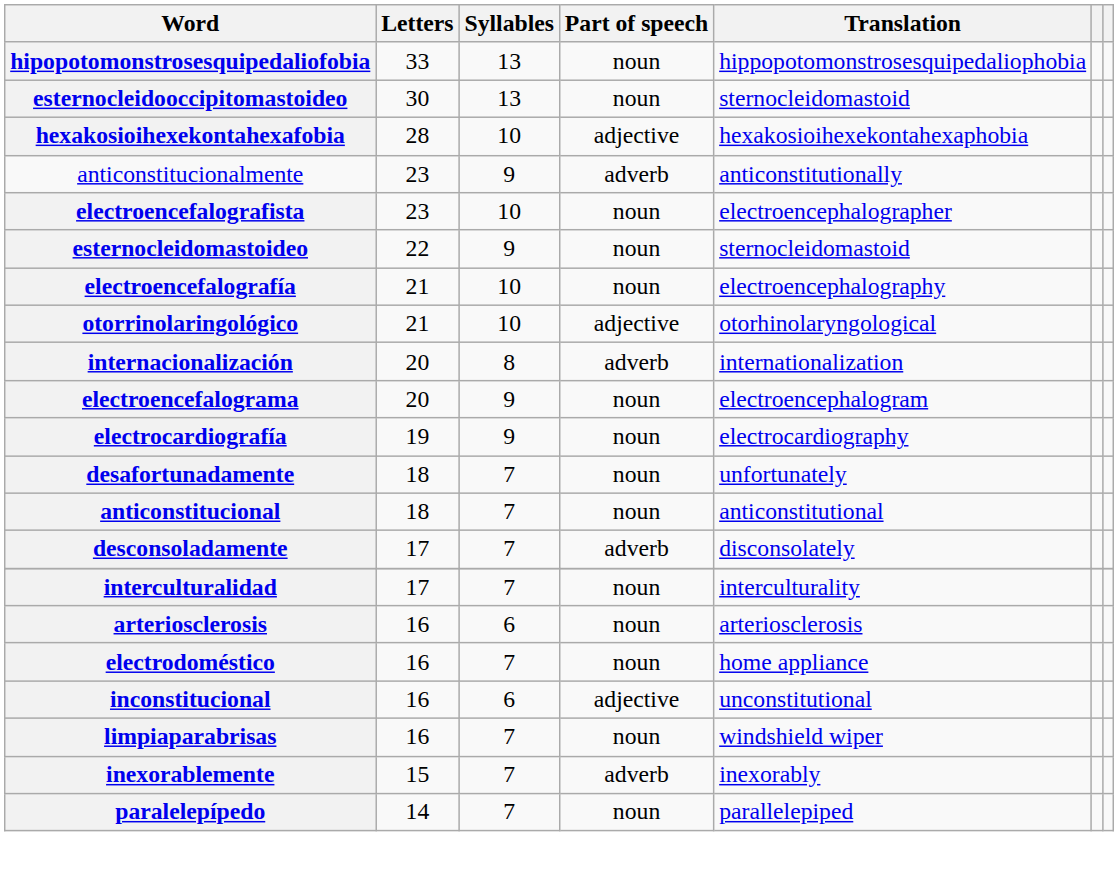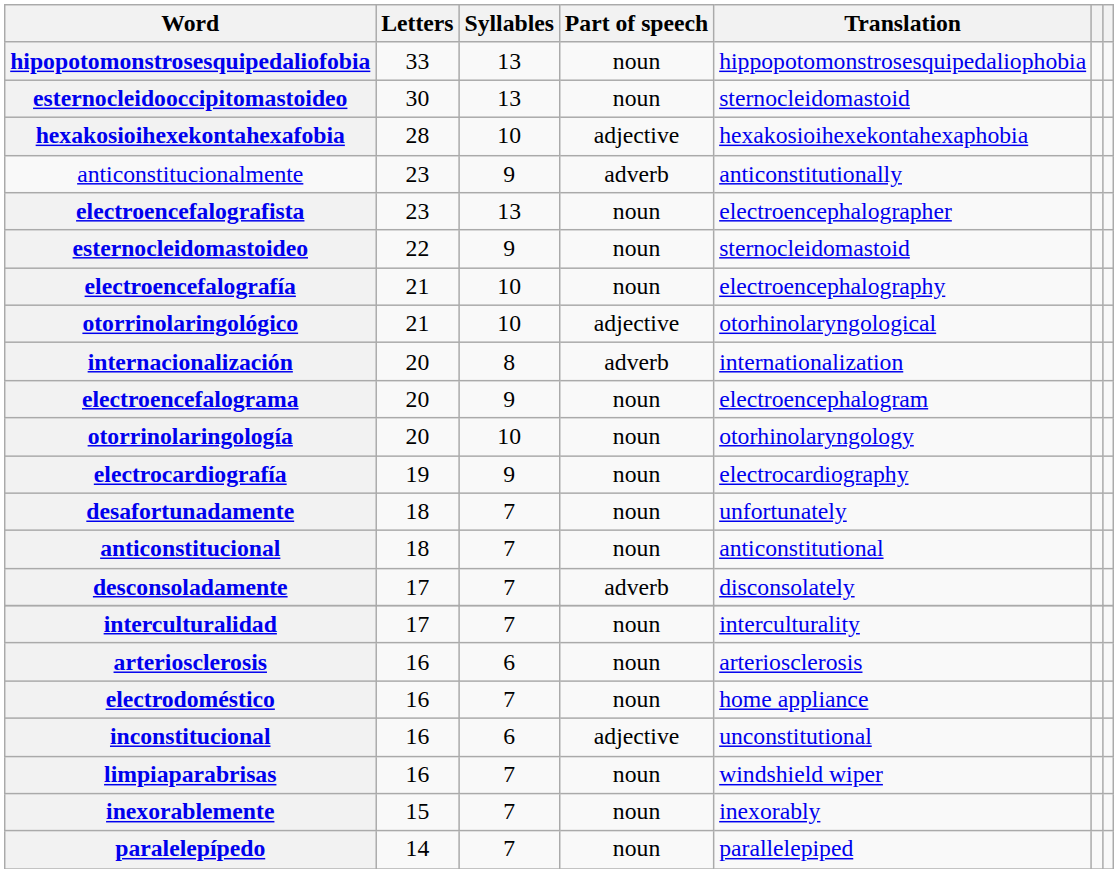(509, 211) 10 -> (509, 211) 13
+ row: (190, 436)
(637, 774) adverb -> (637, 811) noun
